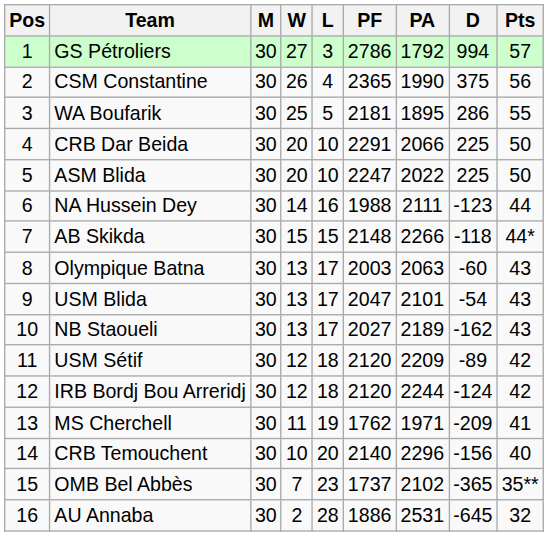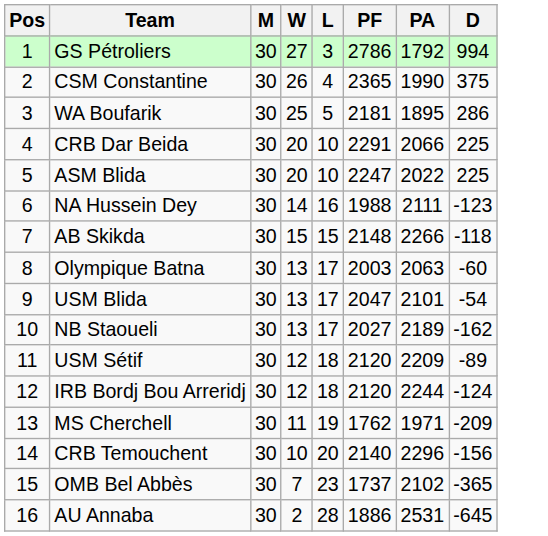- column: (520, 21)
